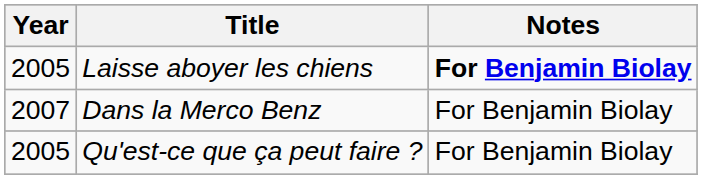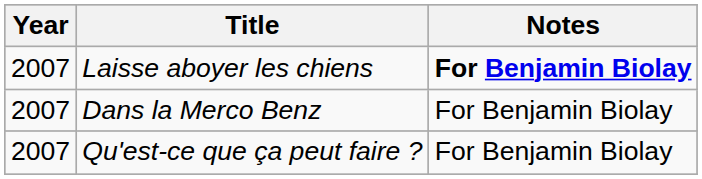(40, 67) 2005 -> (40, 67) 2007
(40, 151) 2005 -> (40, 151) 2007
